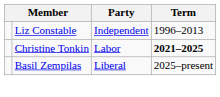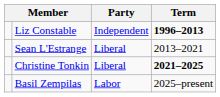(178, 30) normal -> (178, 30) bold
+ row: (51, 48)
(107, 48) Labor -> (110, 65) Liberal
(110, 65) Liberal -> (107, 83) Labor
